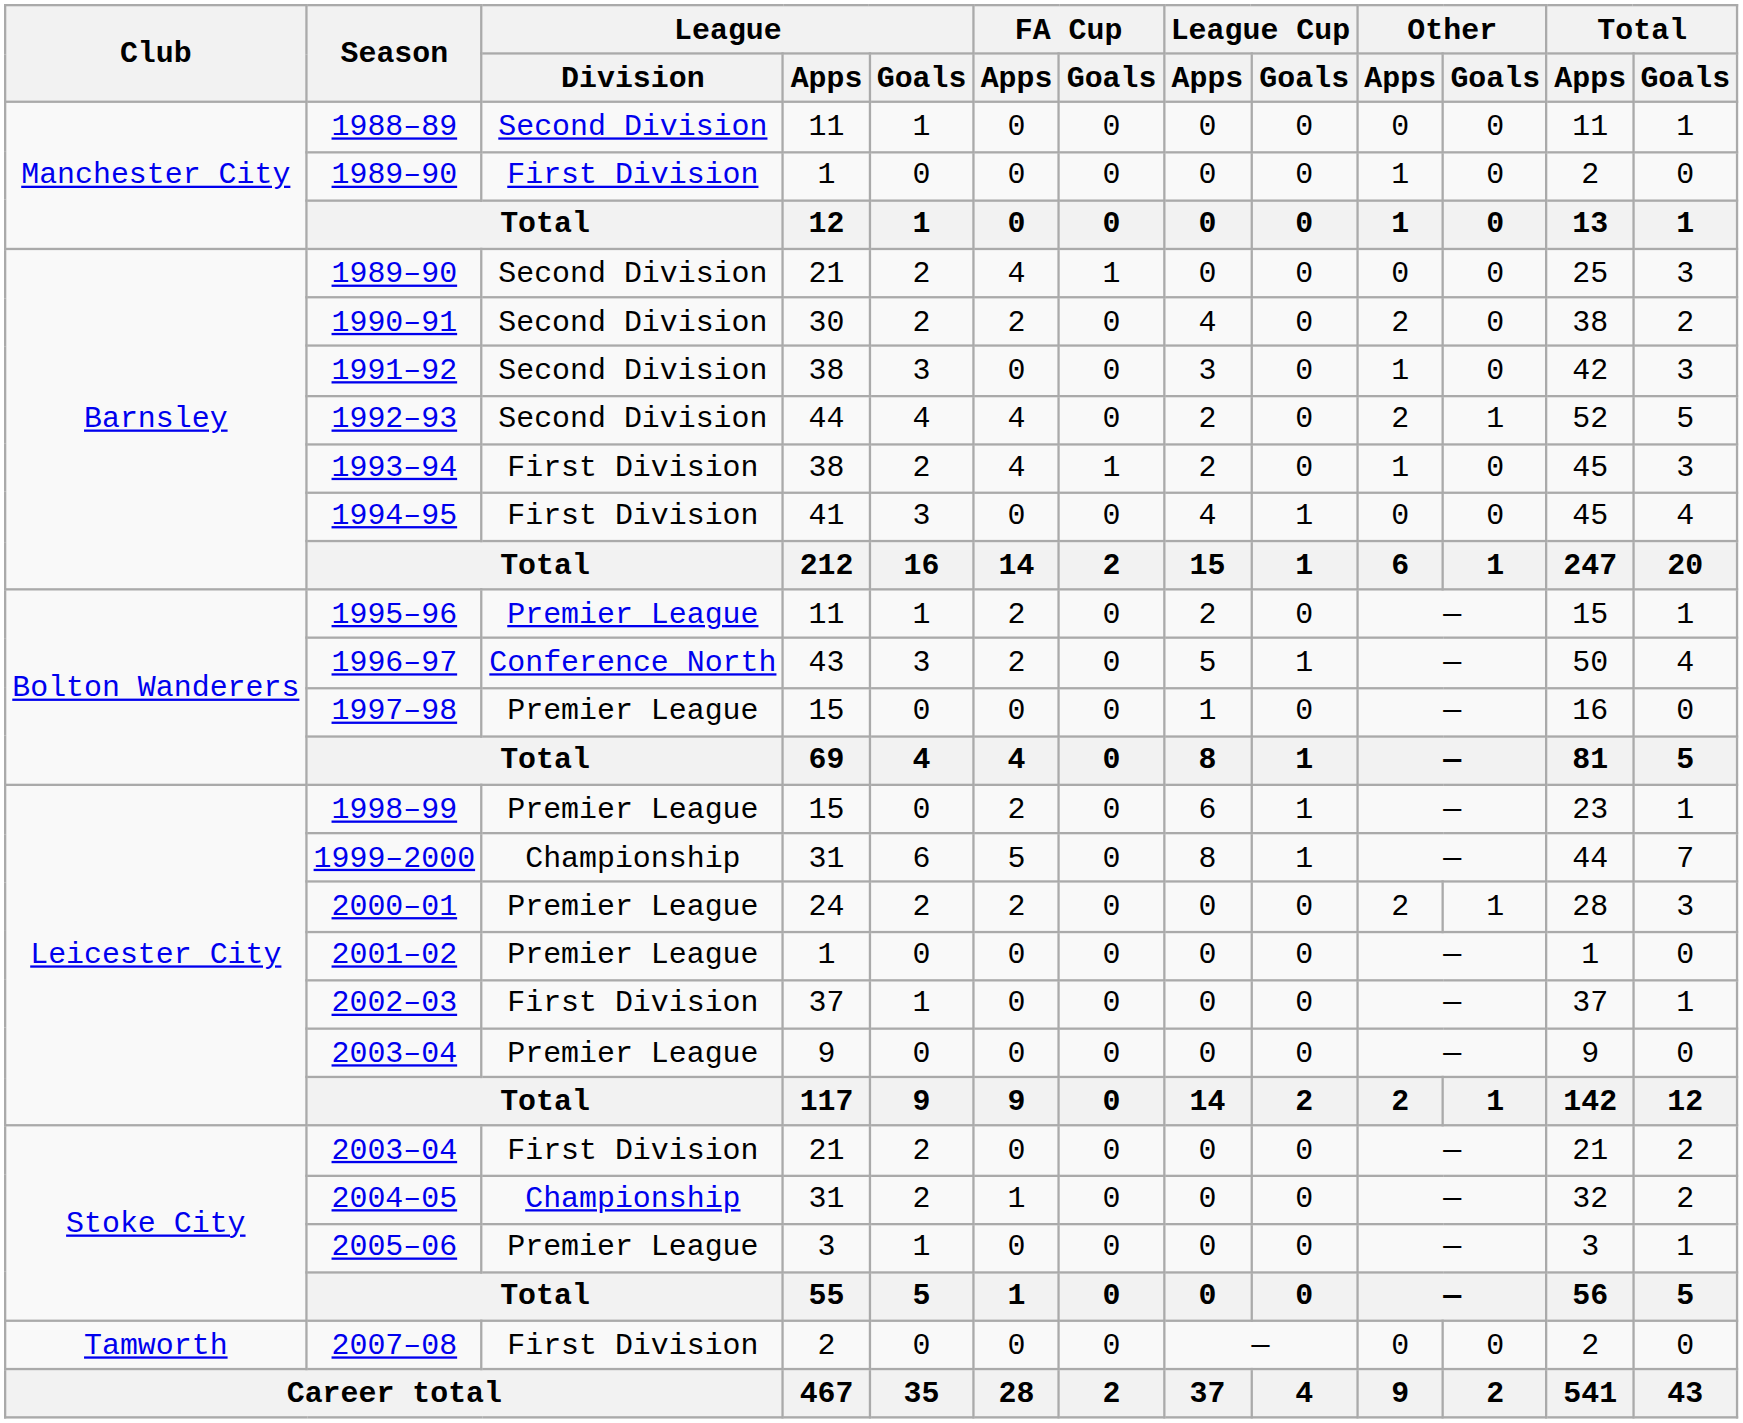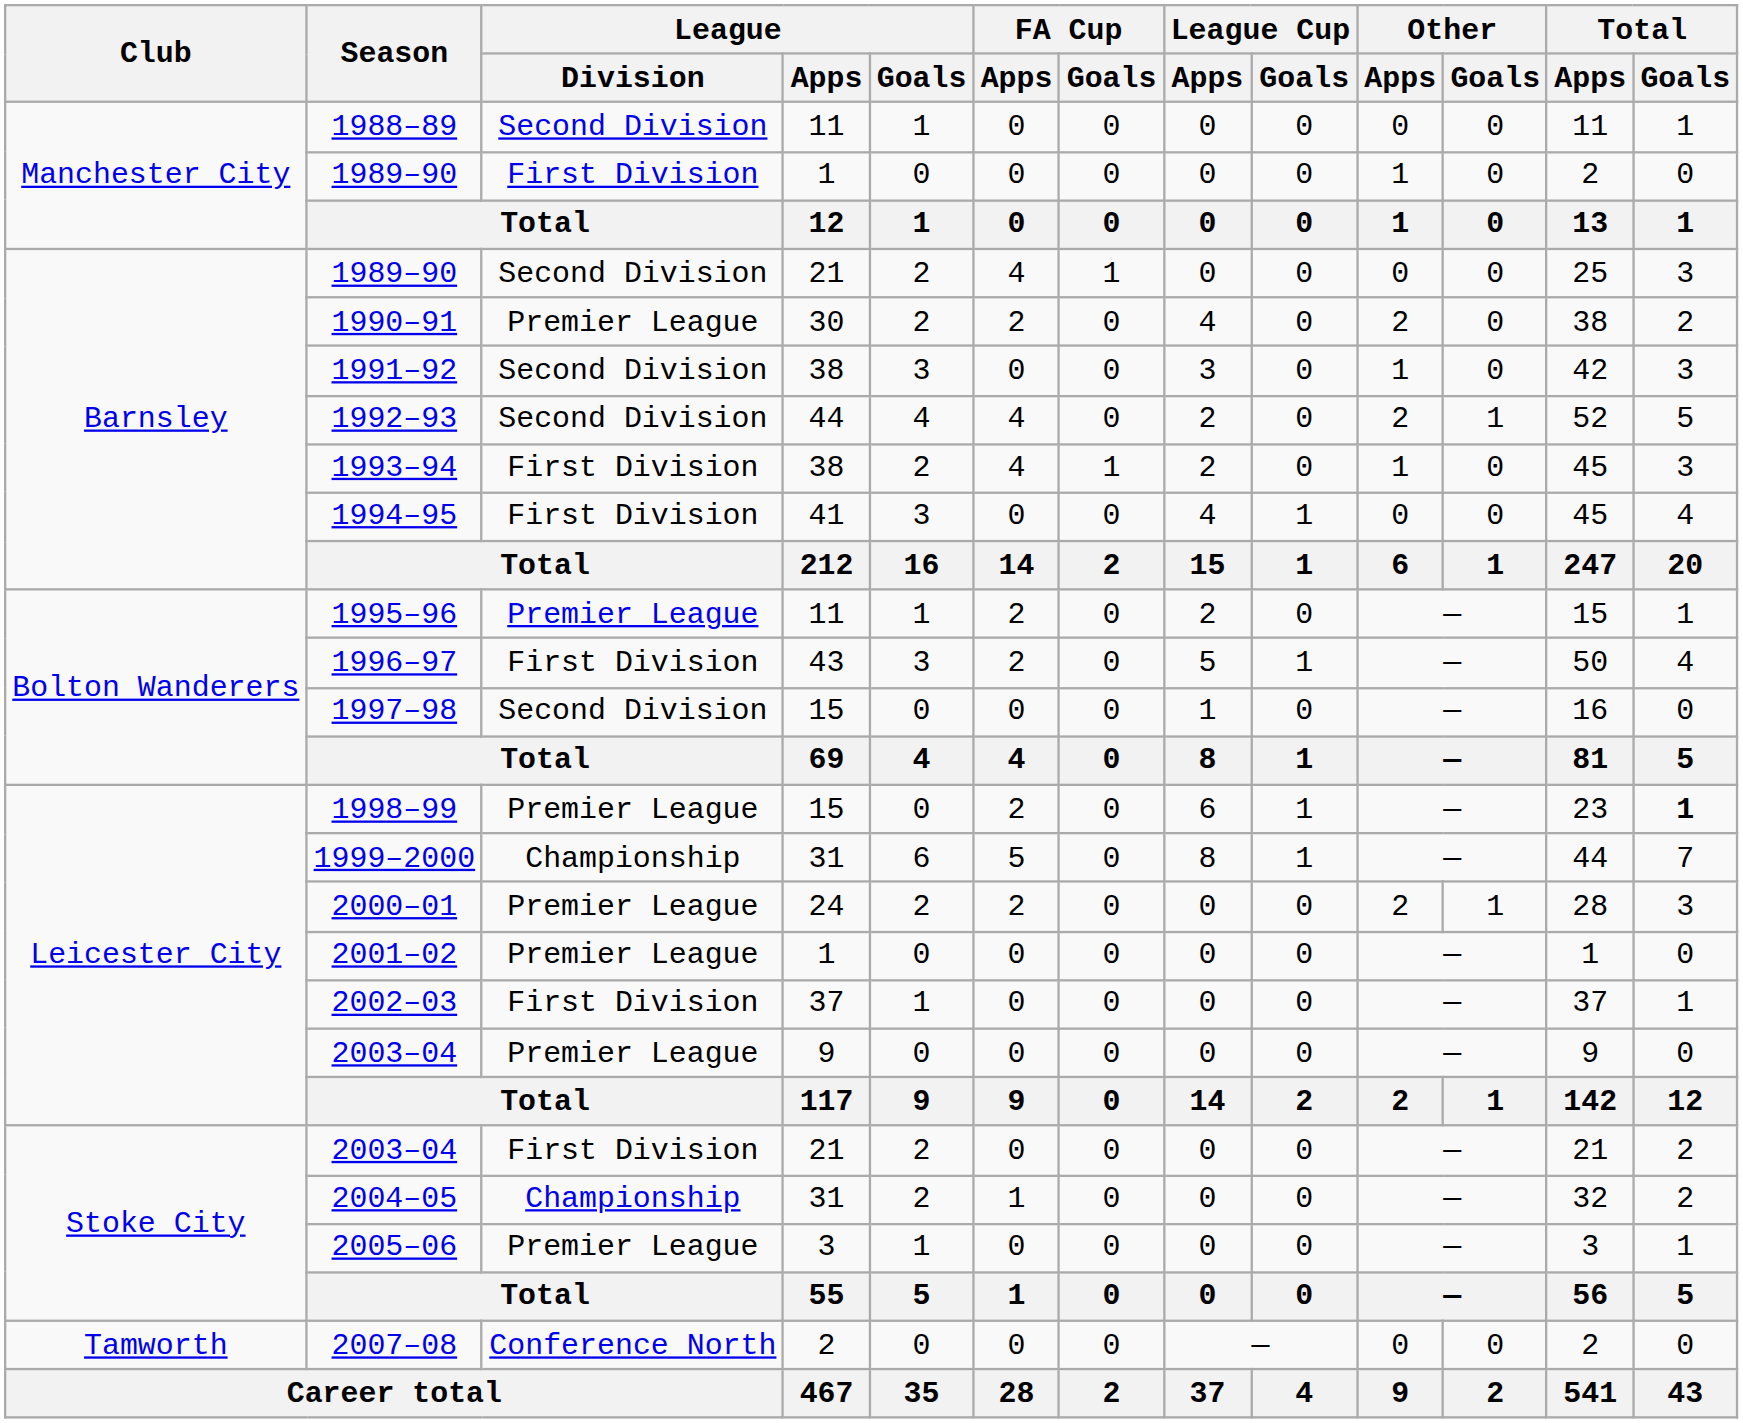(633, 322) Second Division -> (633, 322) Premier League
(633, 663) Conference North -> (633, 663) First Division
(633, 712) Premier League -> (633, 712) Second Division
(1685, 809) normal -> (1685, 809) bold
(633, 1345) First Division -> (633, 1345) Conference North
